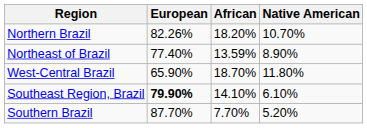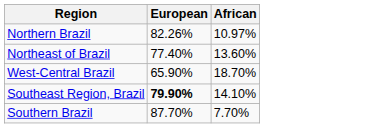- column: (311, 14)
(235, 34) 18.20% -> (235, 34) 10.97%
(235, 53) 13.59% -> (235, 53) 13.60%
